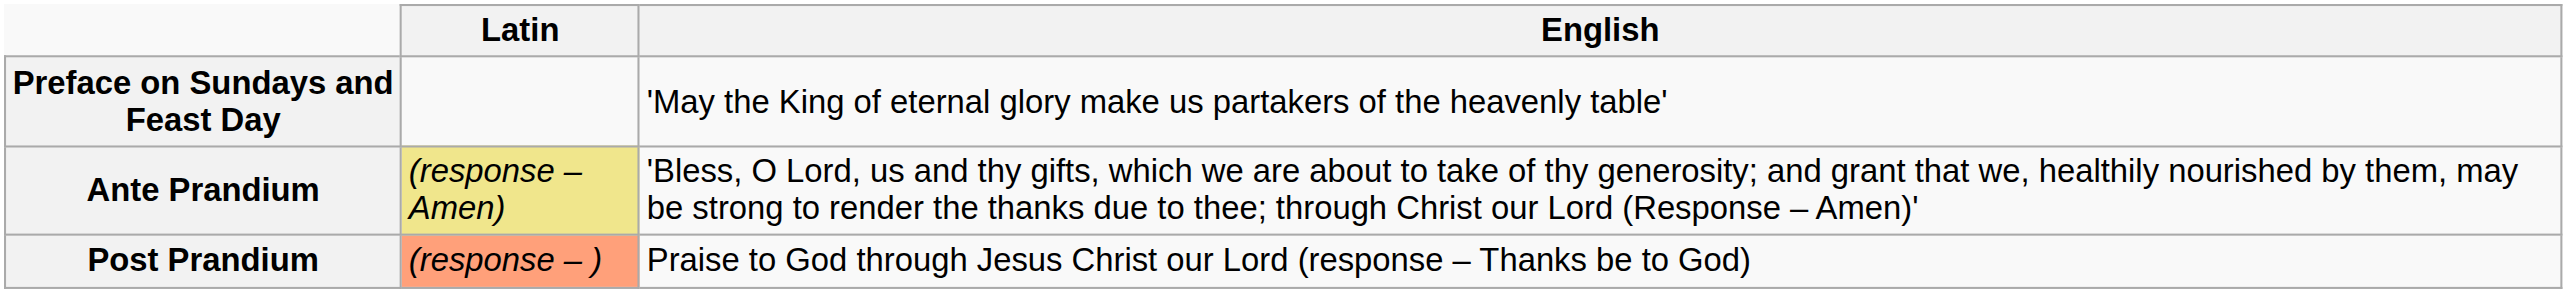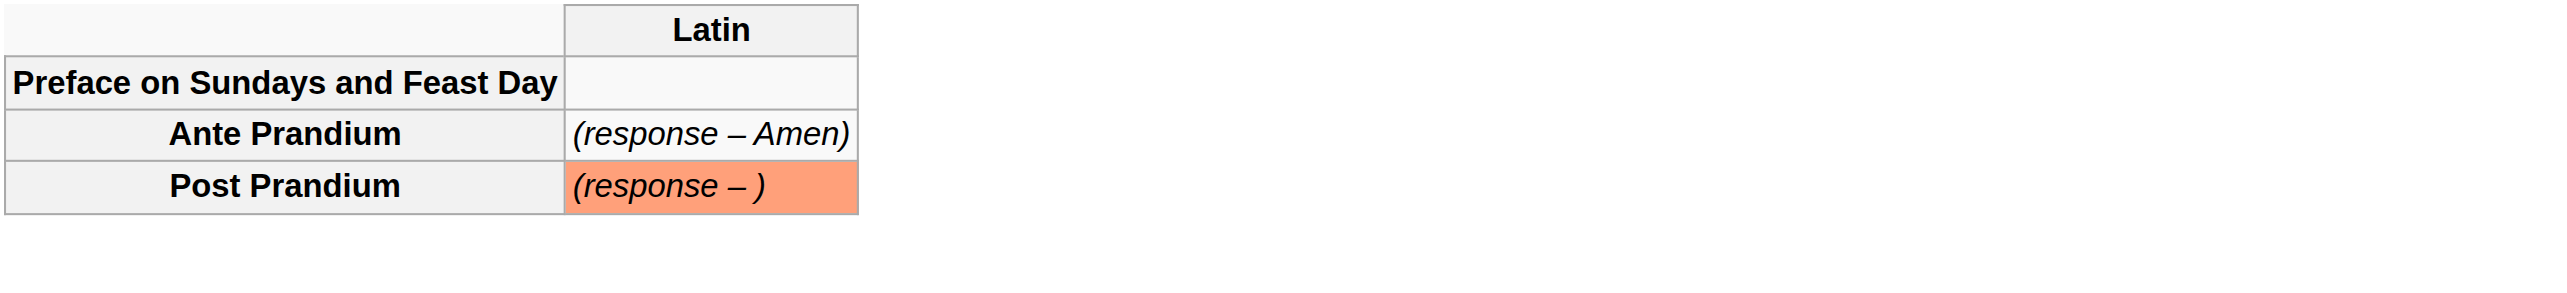- column: (1600, 30)
(495, 189) khaki background -> (712, 134) no background
